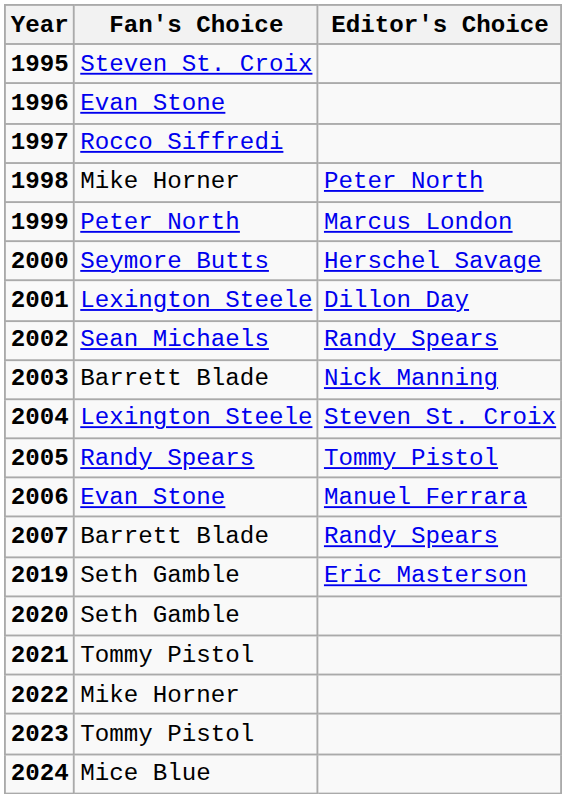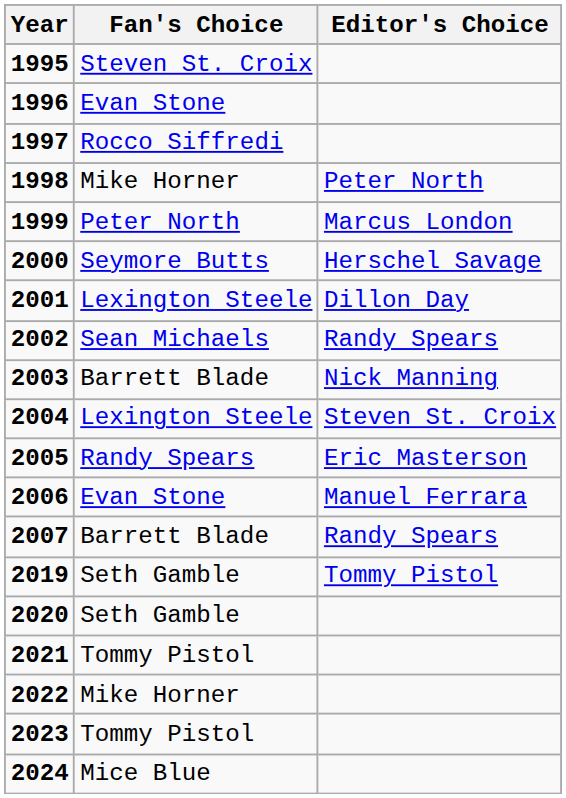(411, 458) Tommy Pistol -> (426, 458) Eric Masterson
(426, 576) Eric Masterson -> (411, 576) Tommy Pistol
